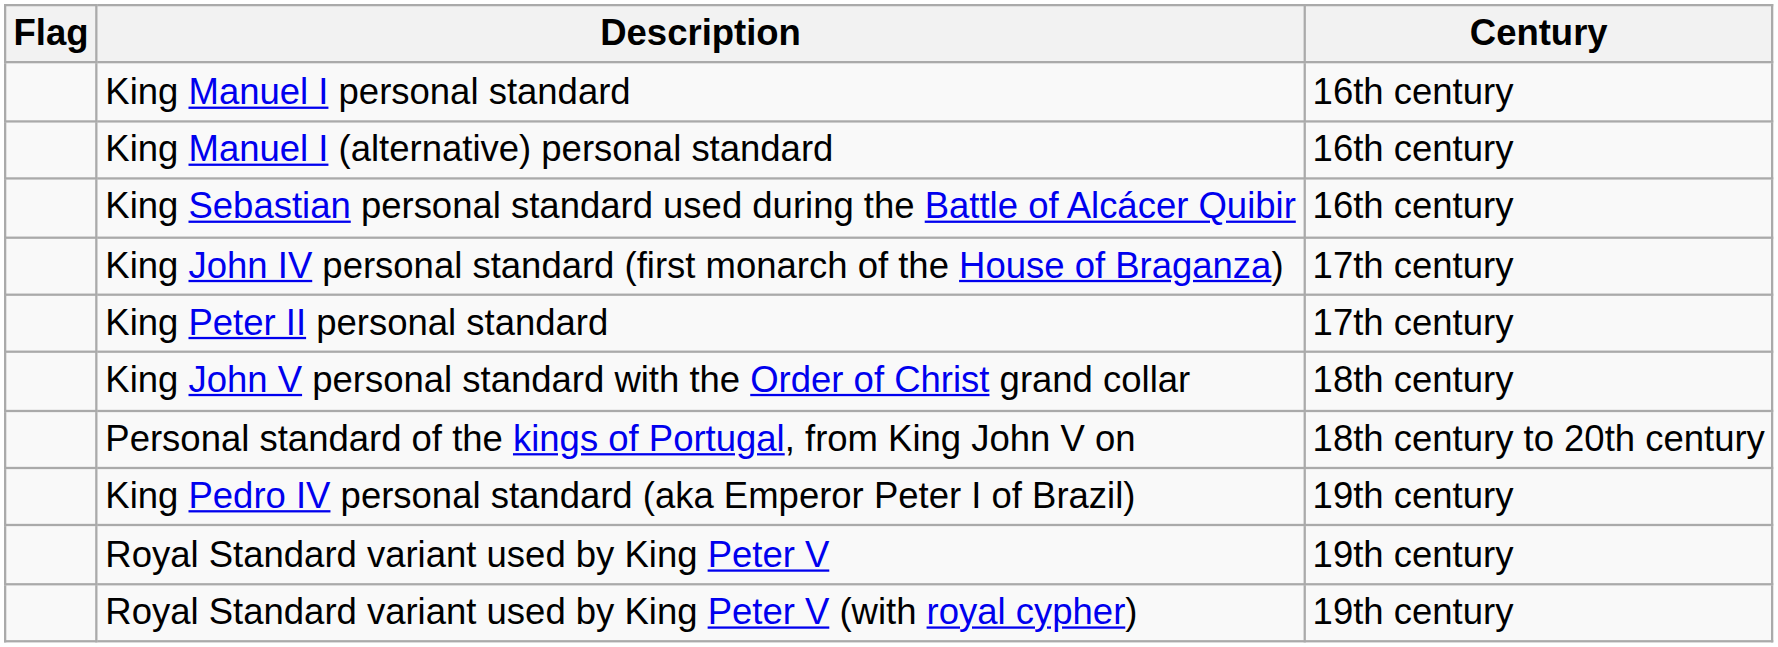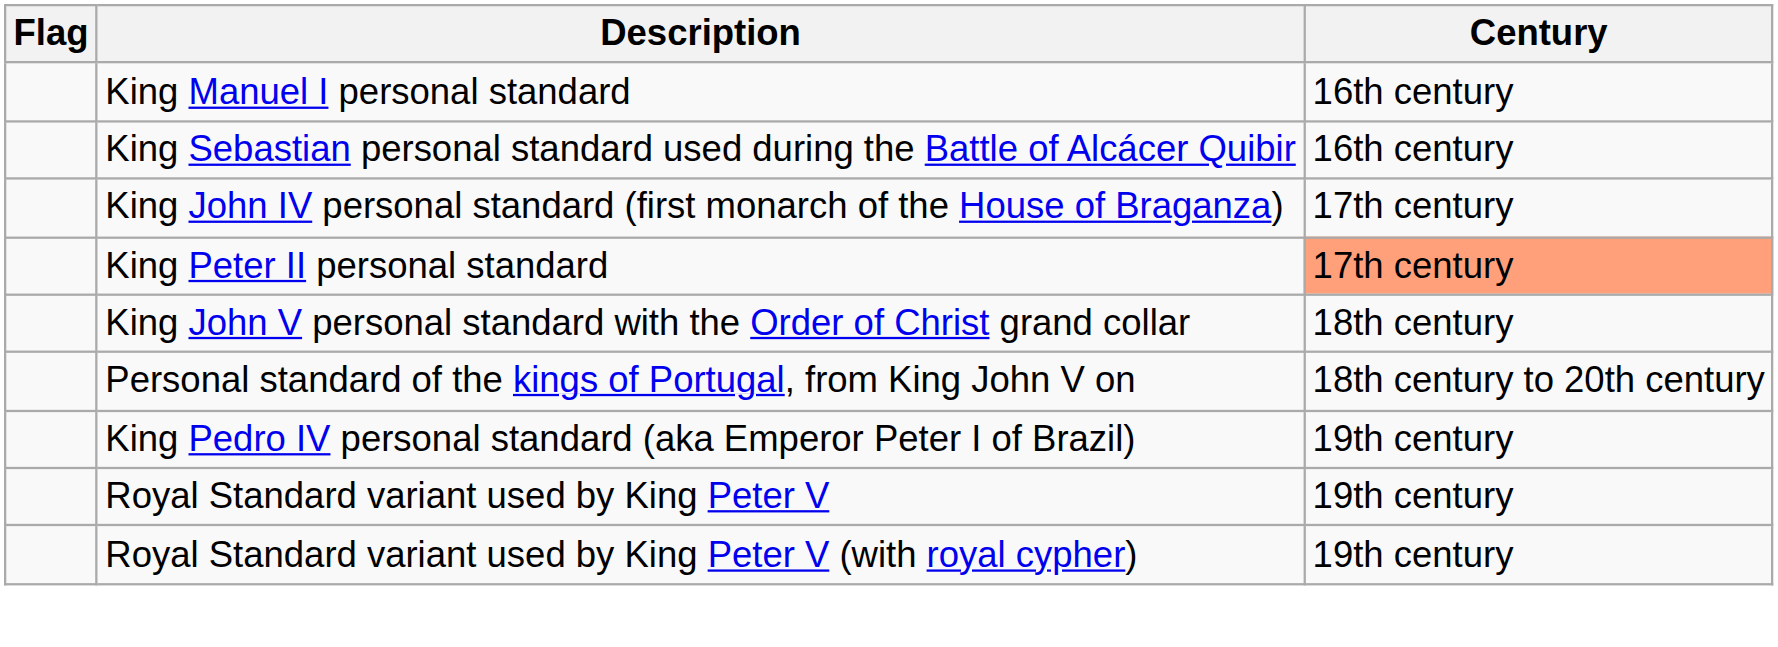- row: (469, 149)
(1413, 322) no background -> (1413, 264) lightsalmon background
